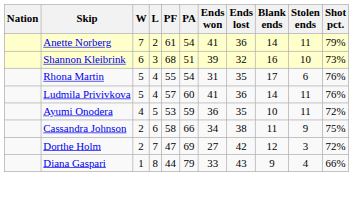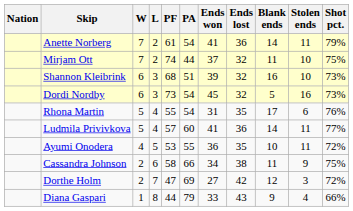+ row: (68, 59)
+ row: (74, 94)
(336, 94) 76% -> (336, 128) 77%
(189, 111) 59 -> (189, 146) 55
